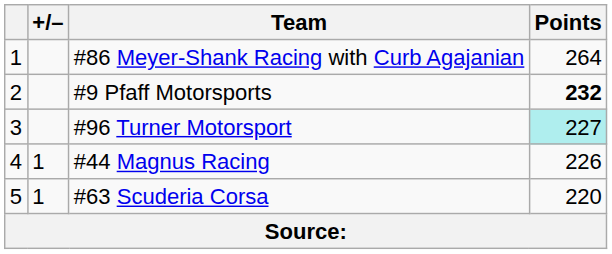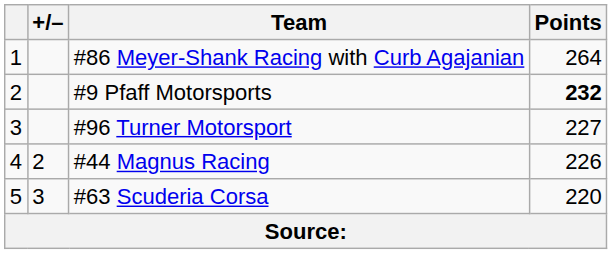(584, 127) paleturquoise background -> (584, 127) no background
(38, 162) 1 -> (38, 162) 2
(38, 197) 1 -> (38, 197) 3
